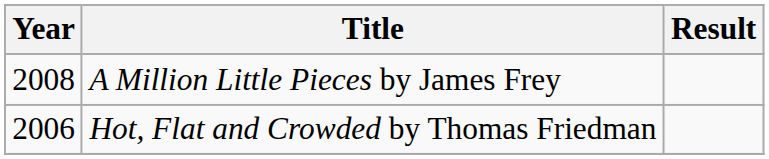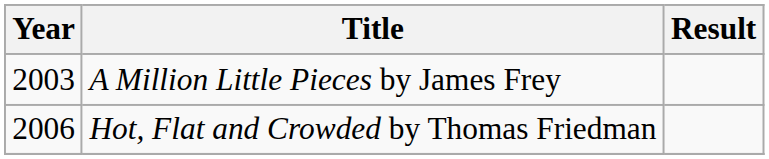(44, 79) 2008 -> (44, 79) 2003
